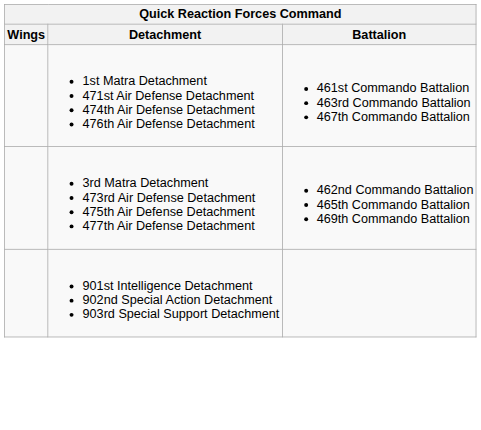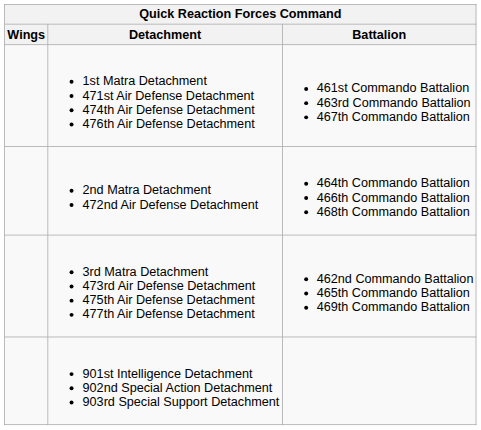+ row: (165, 198)
